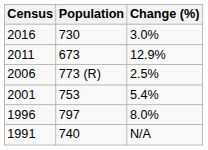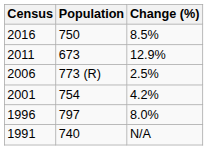(69, 34) 730 -> (69, 34) 750
(144, 34) 3.0% -> (144, 34) 8.5%
(69, 94) 753 -> (69, 94) 754
(144, 94) 5.4% -> (144, 94) 4.2%
